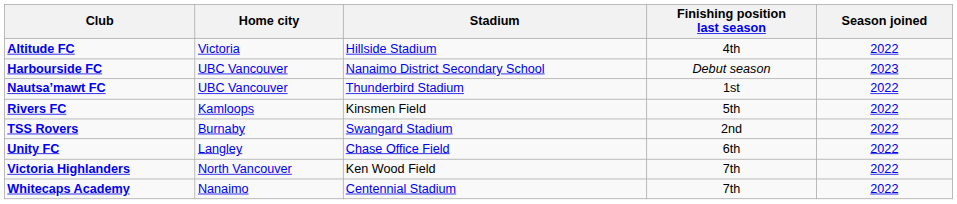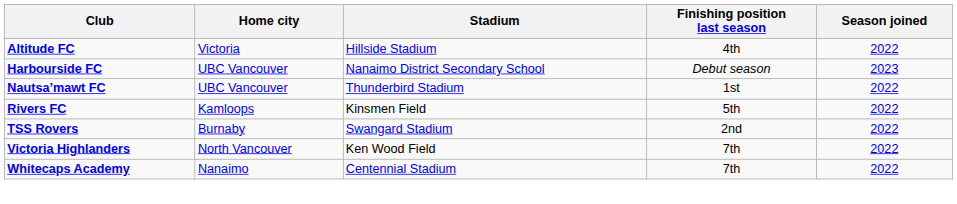- row: (33, 149)
